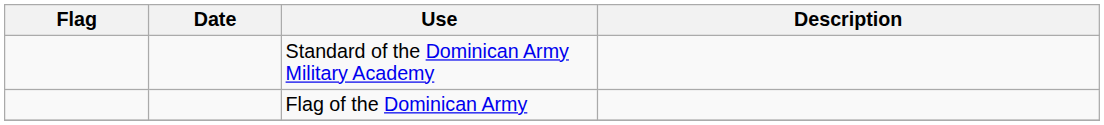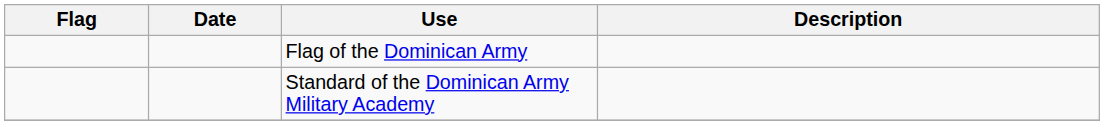rows swapped: (406, 104) <-> (427, 62)
